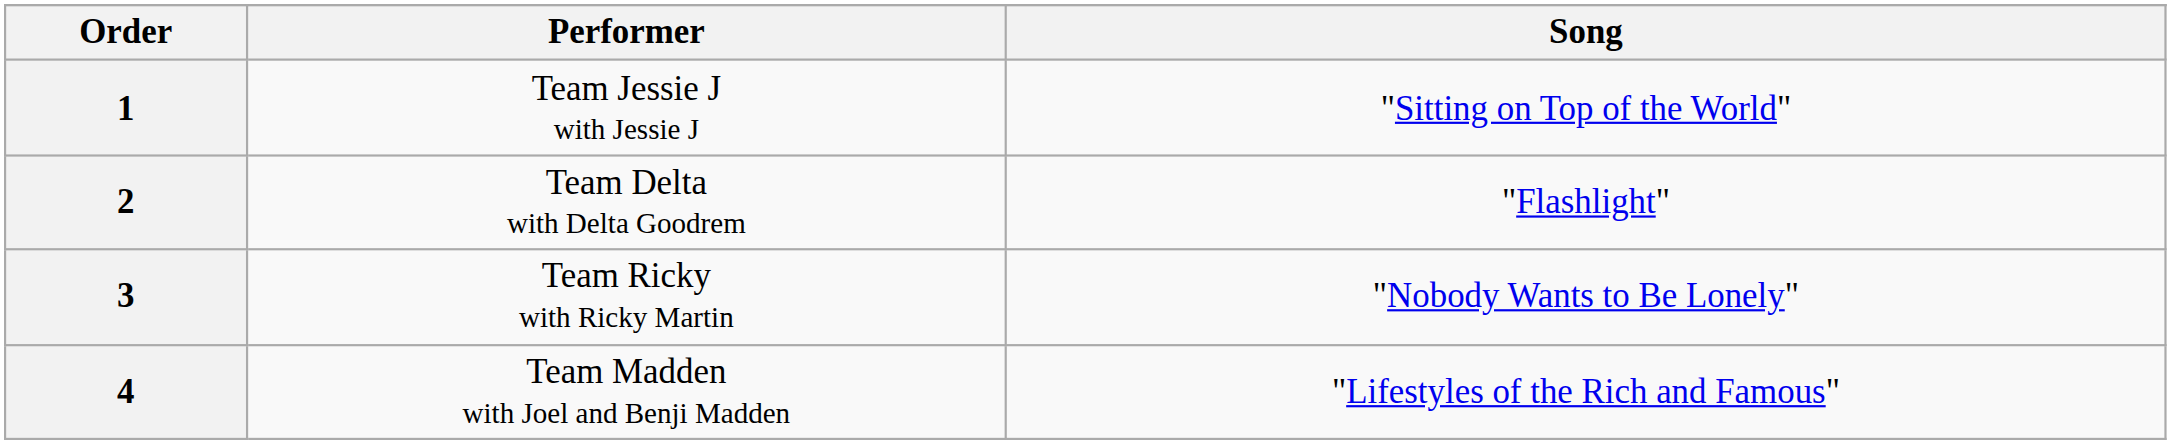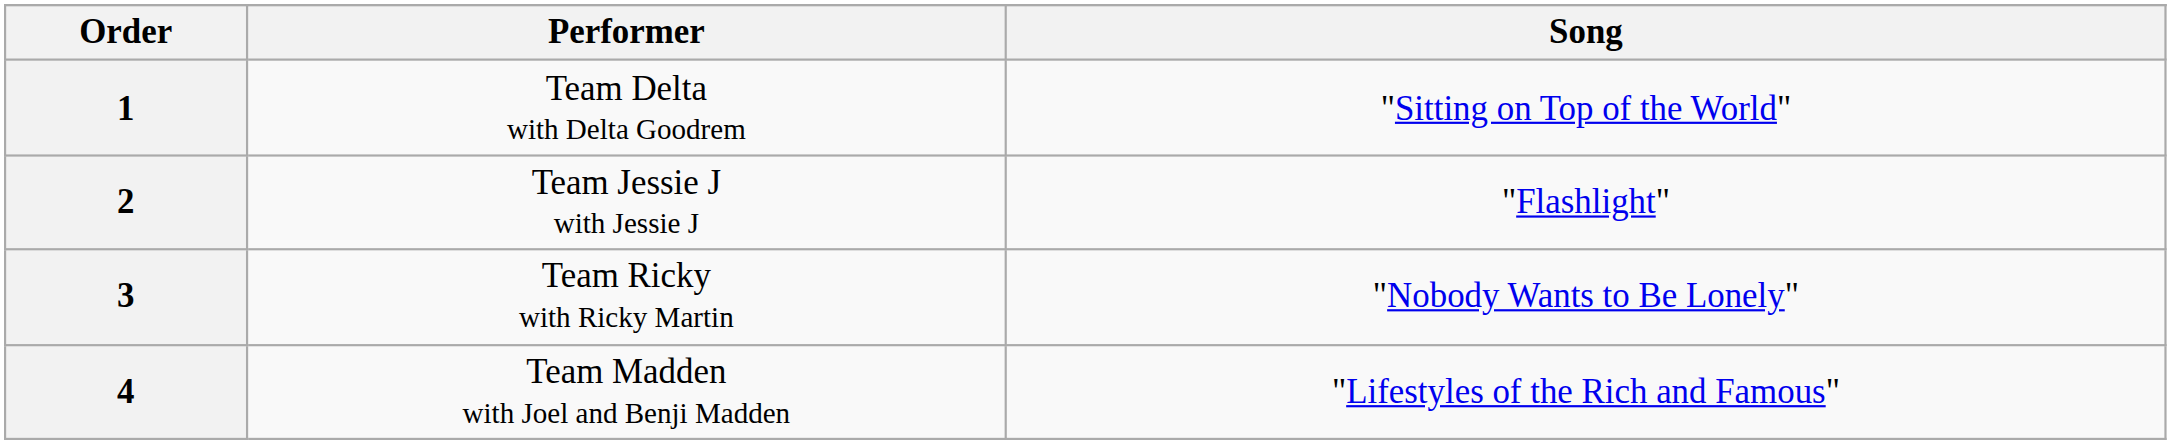(626, 107) Team Jessie J with Jessie J -> (626, 107) Team Delta with Delta Goodrem
(626, 201) Team Delta with Delta Goodrem -> (626, 201) Team Jessie J with Jessie J
